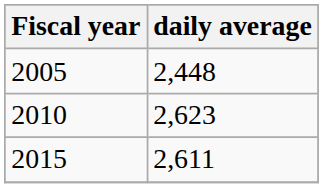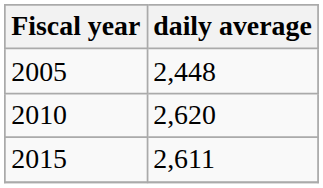(185, 114) 2,623 -> (185, 114) 2,620
